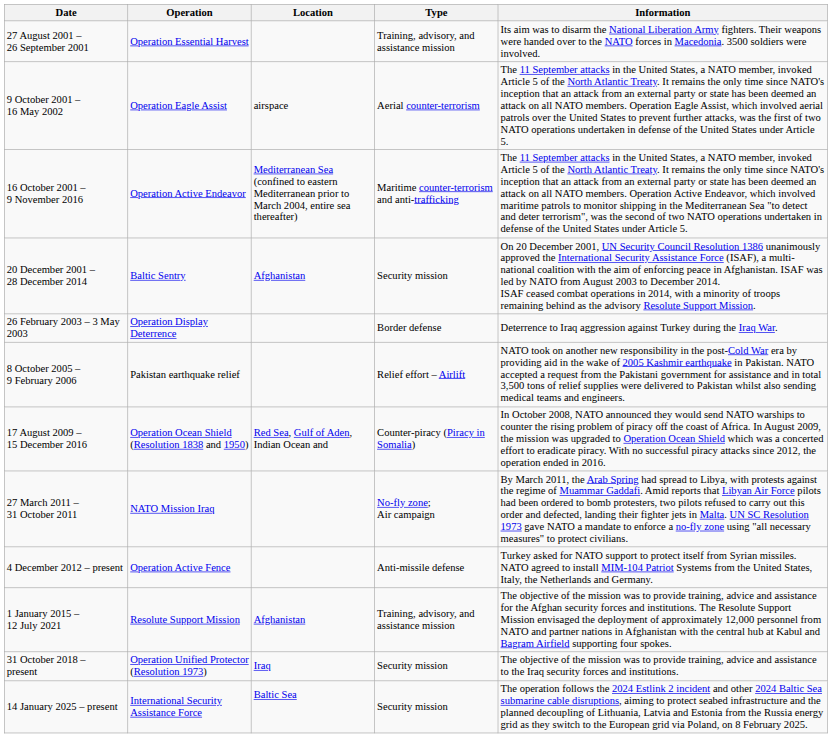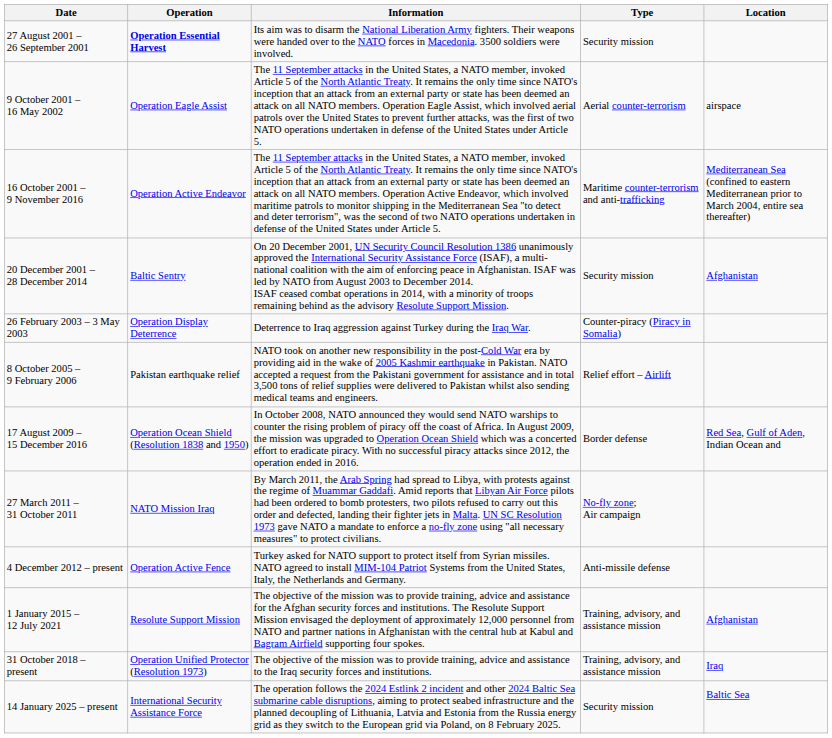columns swapped: (313, 12) <-> (663, 12)
(189, 41) normal -> (175, 41) bold
(426, 41) Training, advisory, and assistance mission -> (618, 41) Security mission
(409, 328) Border defense -> (637, 328) Counter-piracy (Piracy in Somalia)
(431, 438) Counter-piracy (Piracy in Somalia) -> (615, 438) Border defense
(412, 666) Security mission -> (632, 666) Training, advisory, and assistance mission
